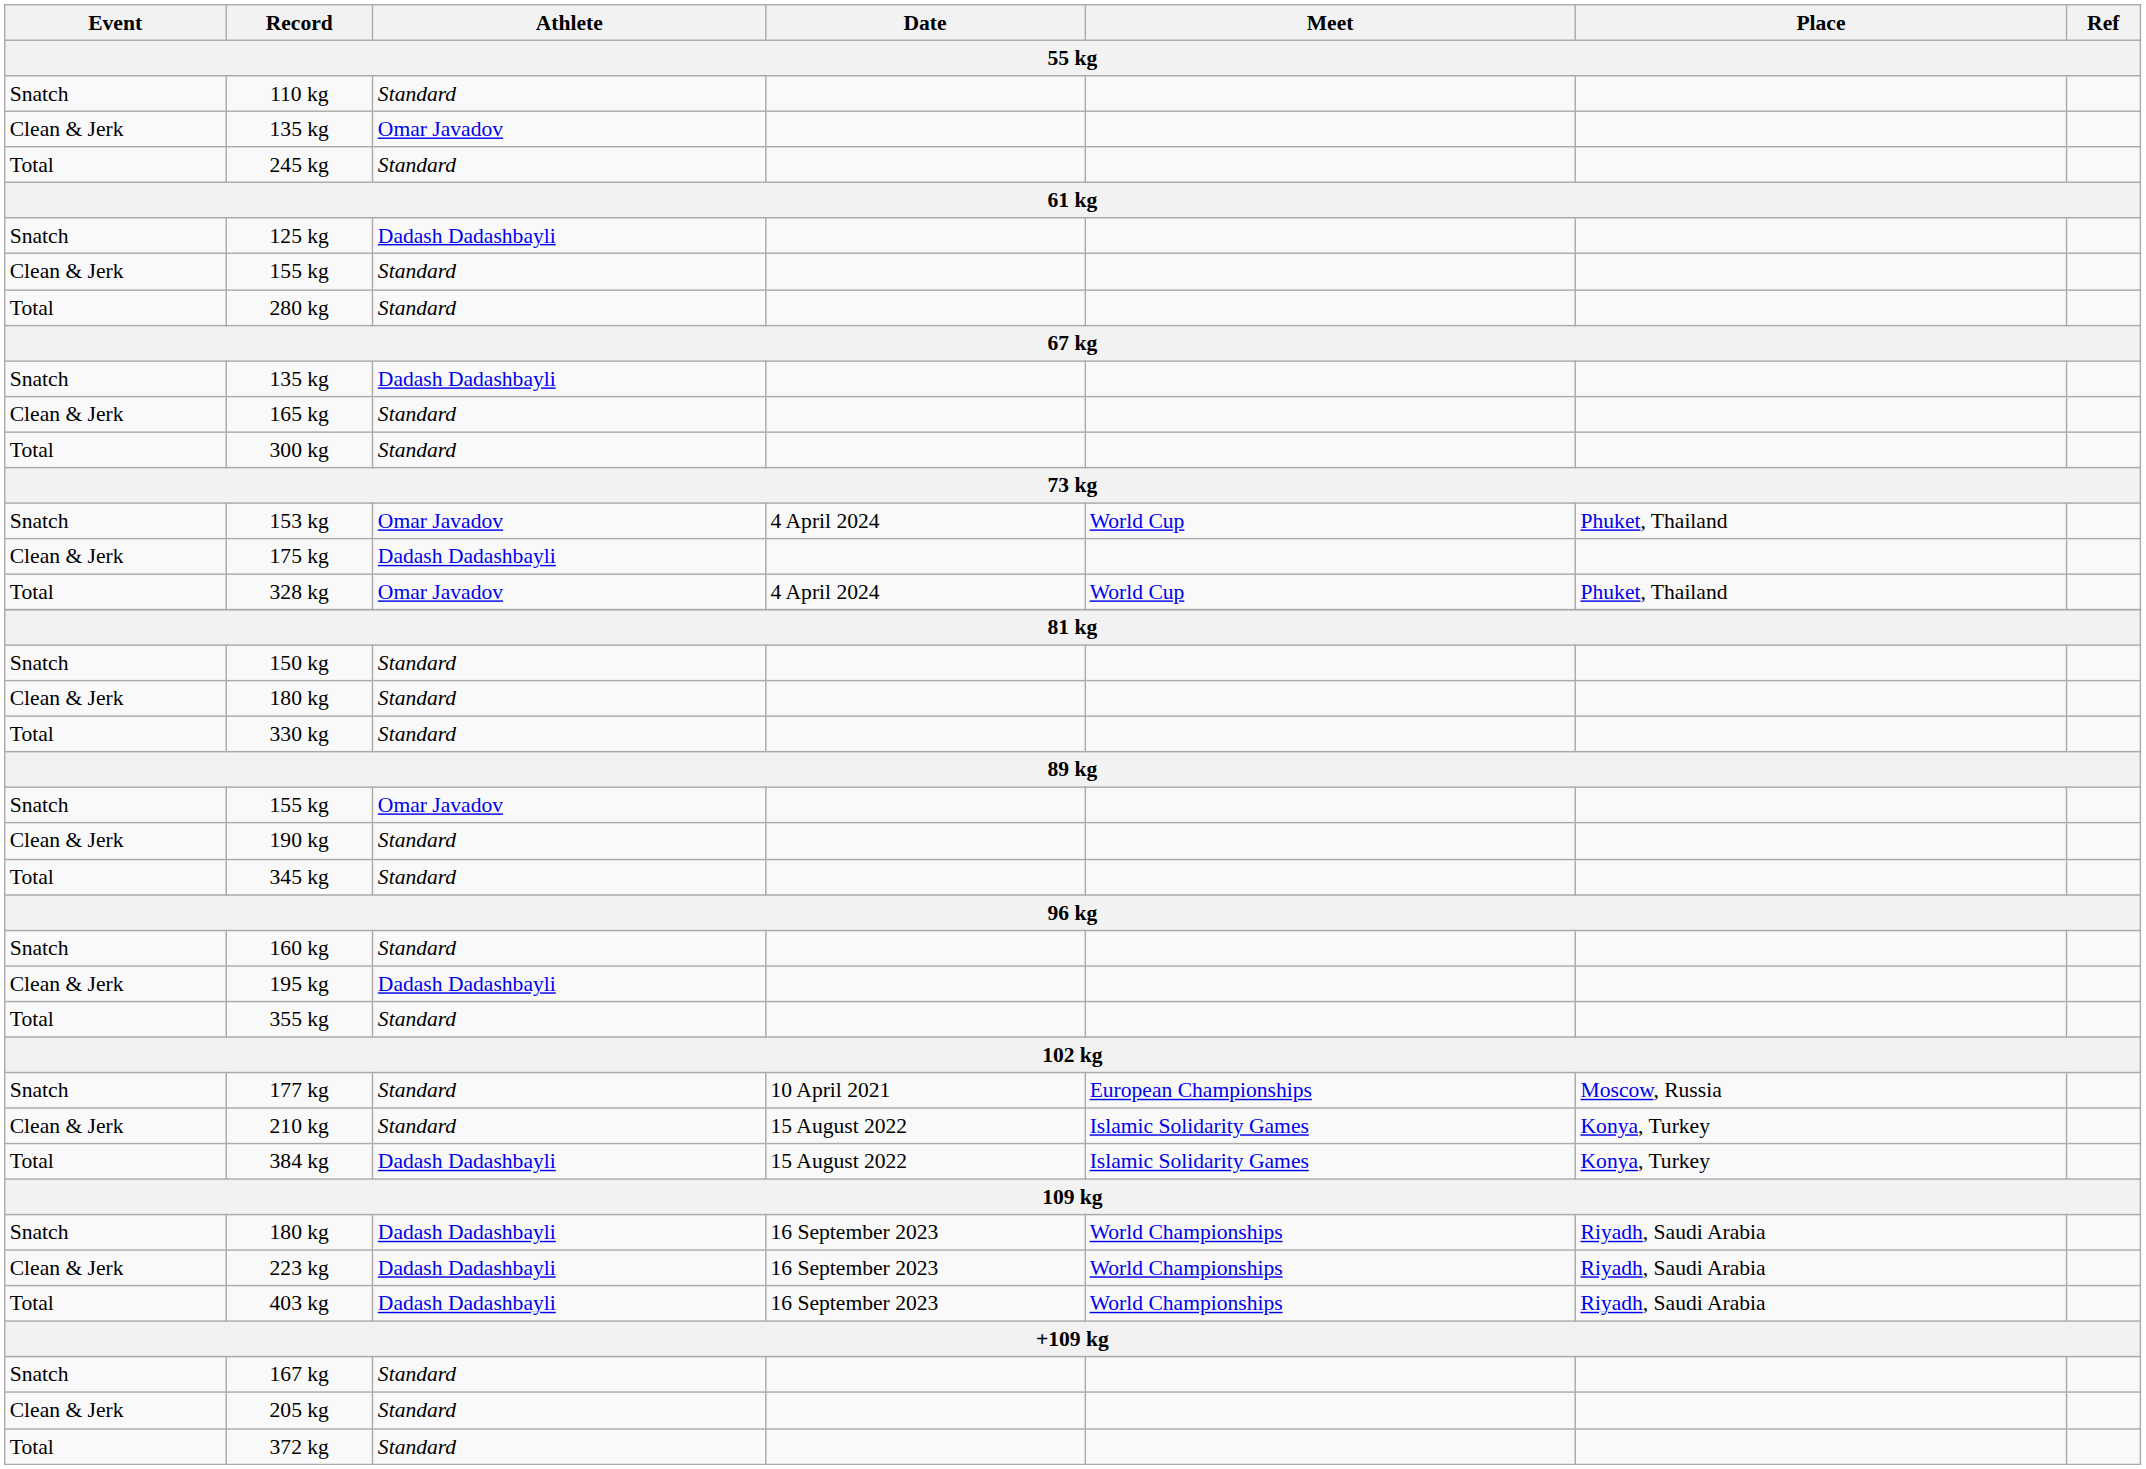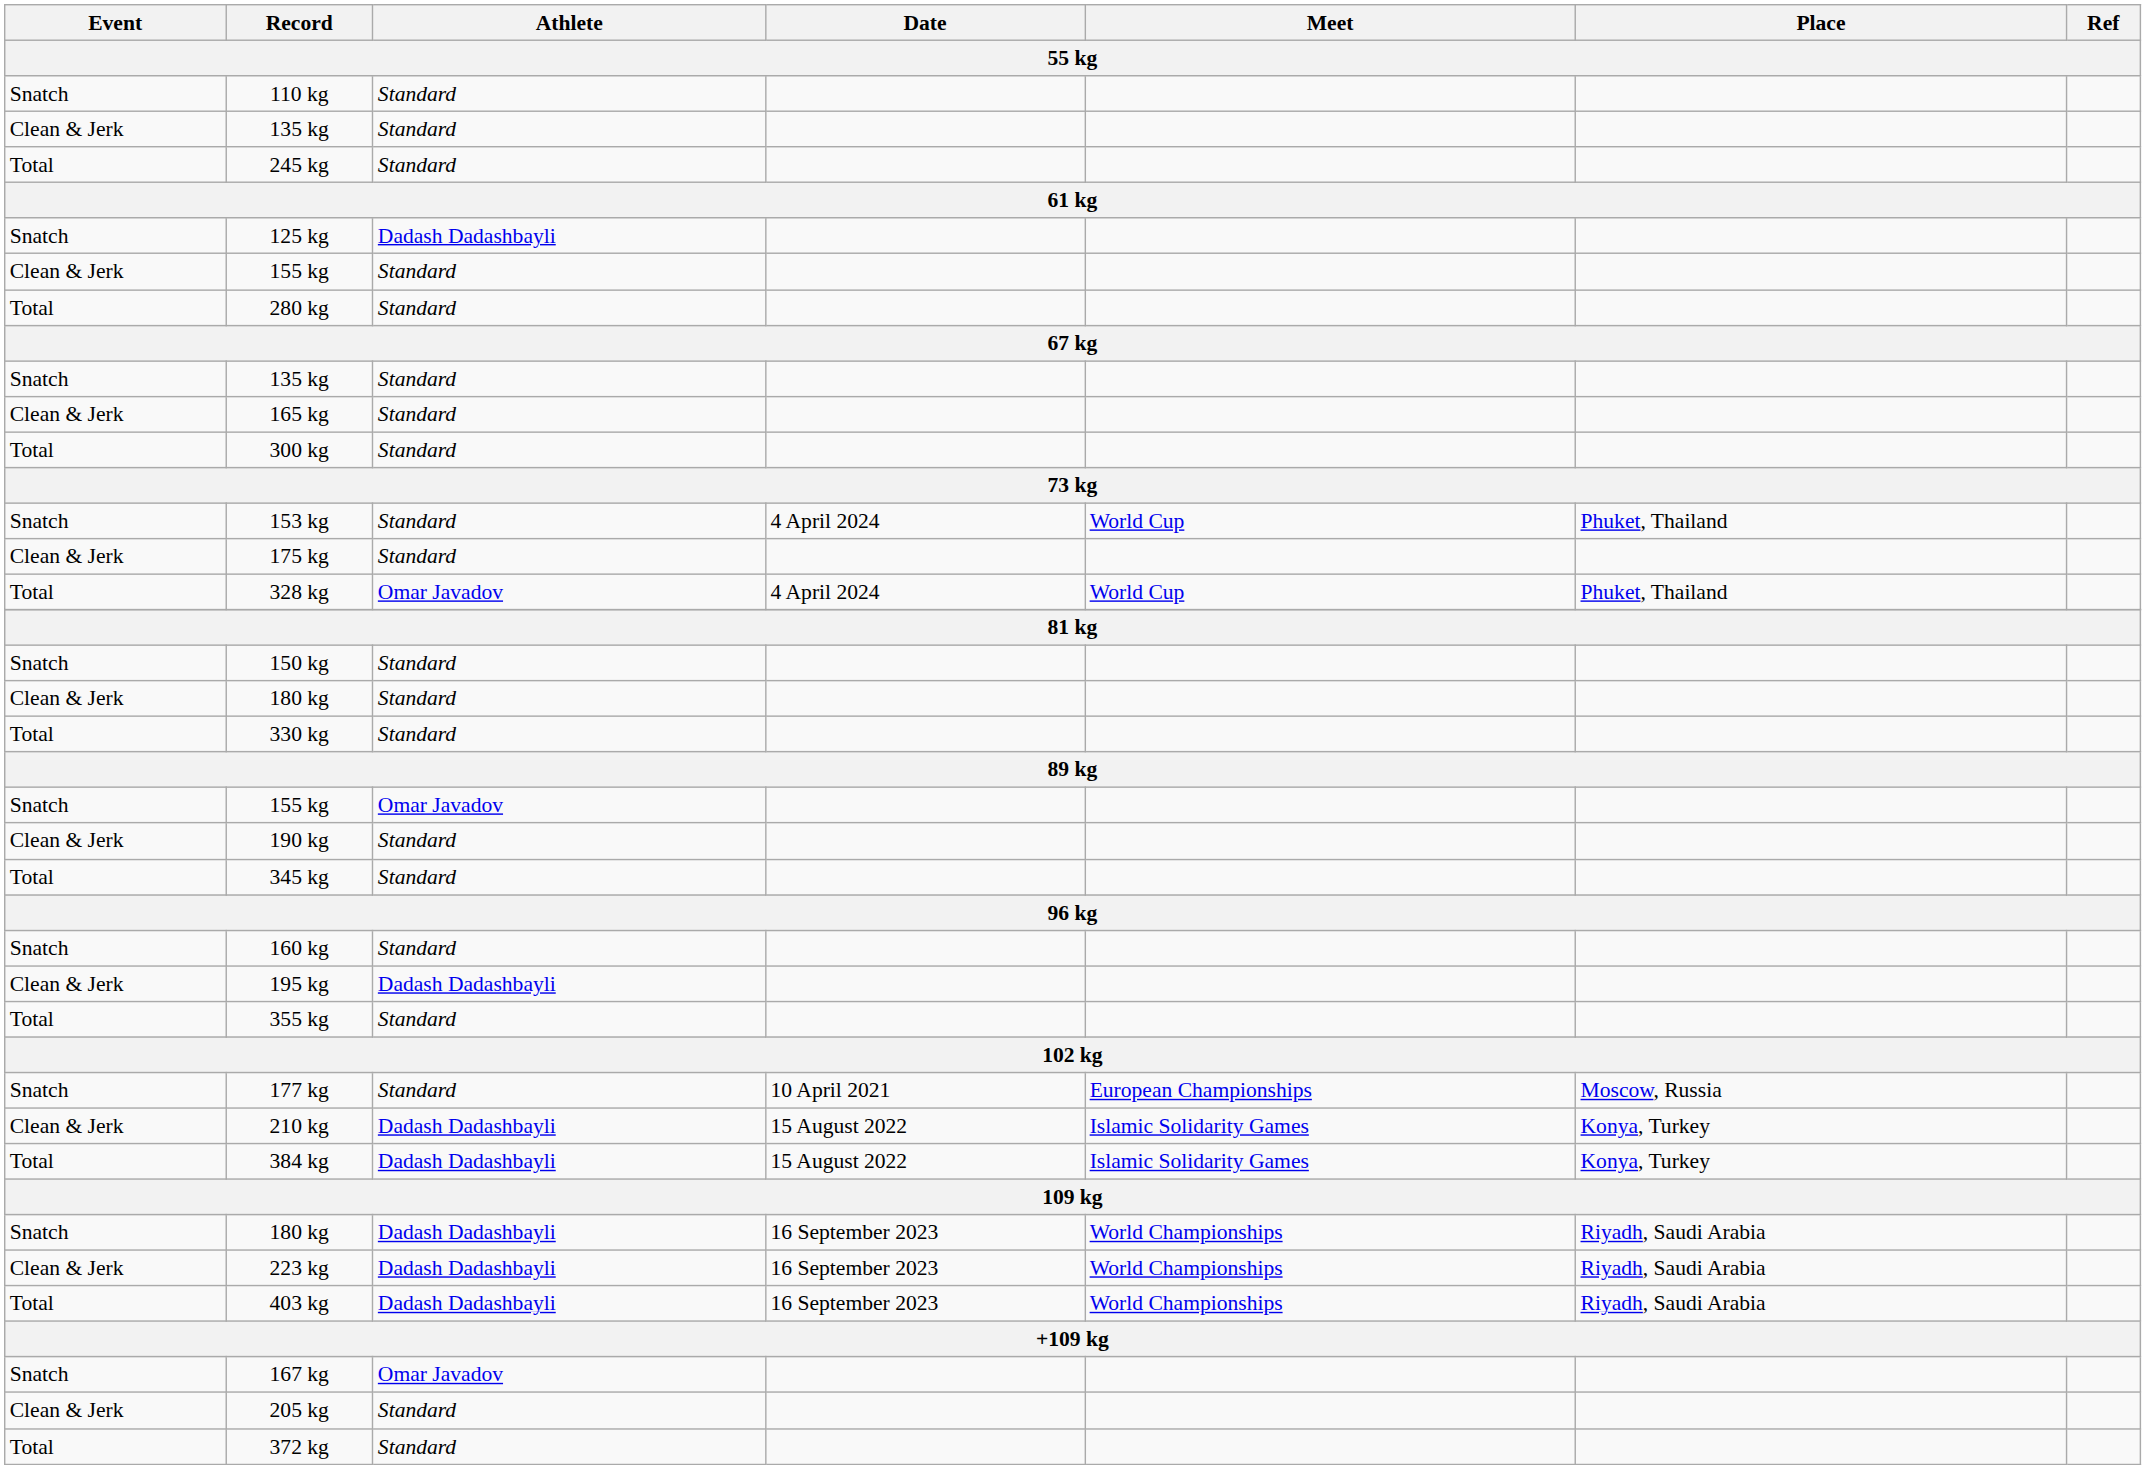(440, 129) Omar Javadov -> (417, 129) Standard
(467, 378) Dadash Dadashbayli -> (417, 378) Standard
(440, 520) Omar Javadov -> (417, 520) Standard
(467, 556) Dadash Dadashbayli -> (417, 556) Standard
(417, 1125) Standard -> (467, 1125) Dadash Dadashbayli
(417, 1374) Standard -> (440, 1374) Omar Javadov
